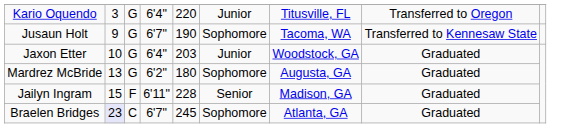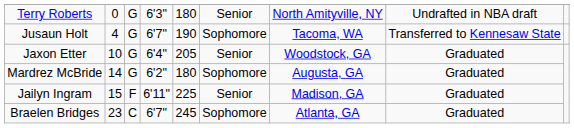+ row: (55, 14)
- row: (55, 14)
(115, 34) 9 -> (115, 34) 4
(186, 53) 203 -> (186, 53) 205
(234, 53) Junior -> (234, 53) Senior
(115, 73) 13 -> (115, 73) 14
(186, 93) 228 -> (186, 93) 225
(115, 113) lavender background -> (115, 113) no background
